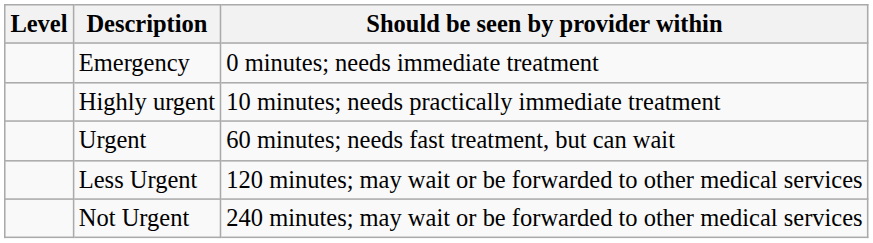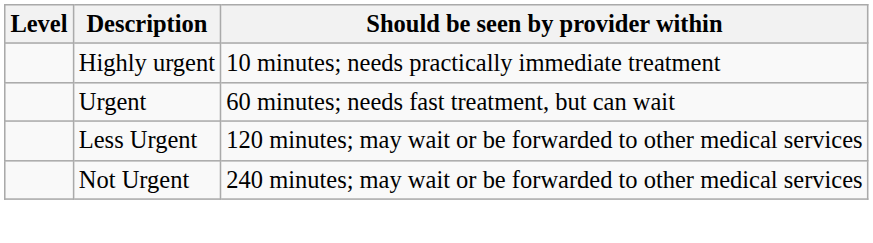- row: (134, 62)
